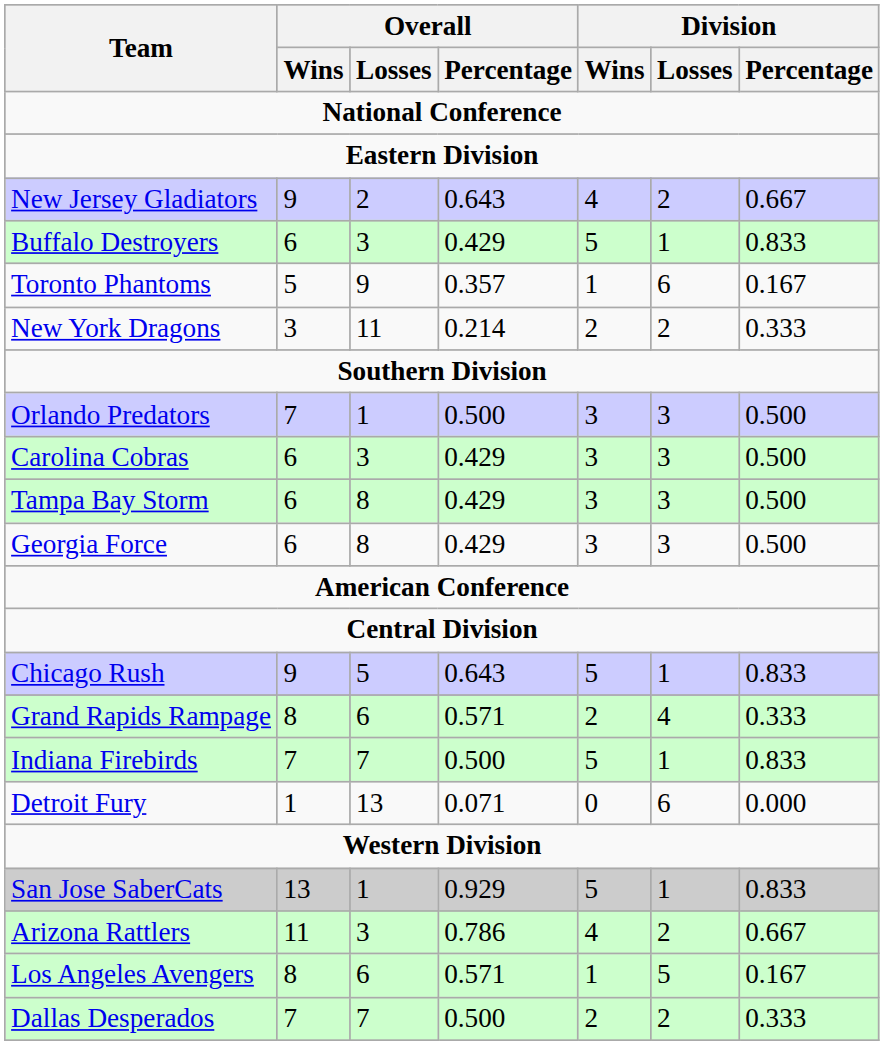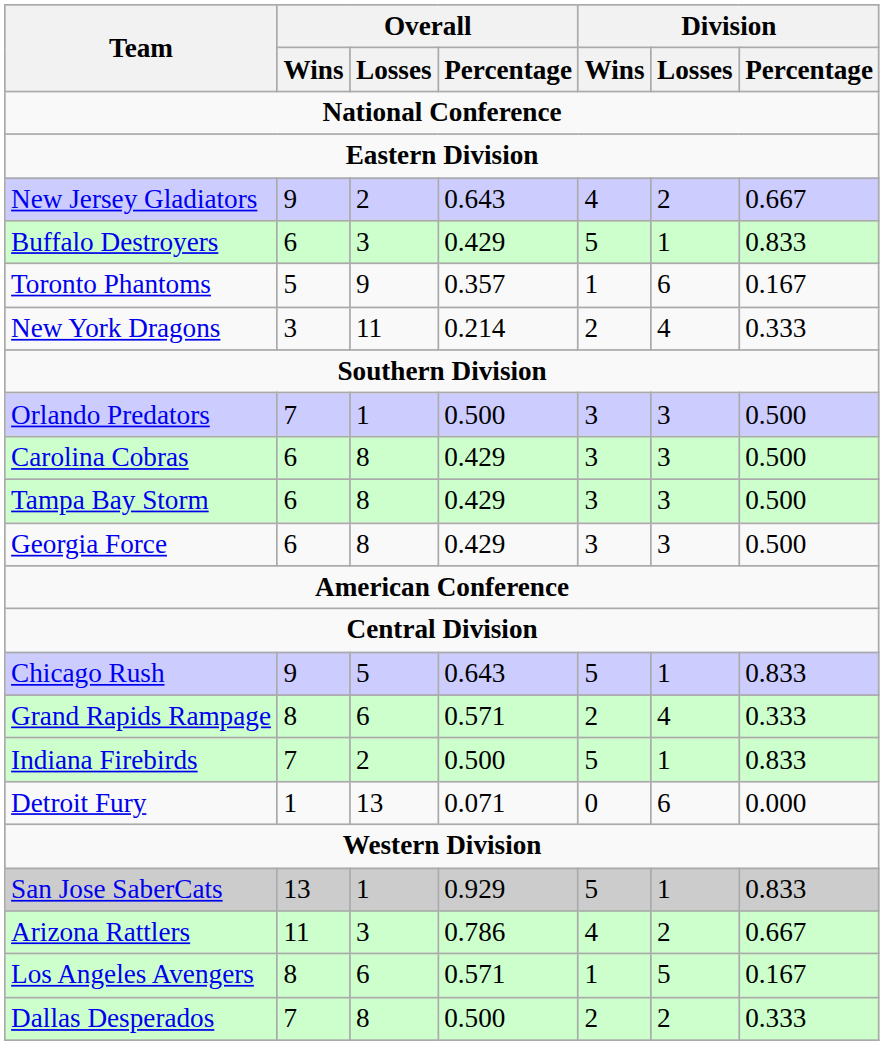(664, 328) 2 -> (664, 328) 4
(363, 457) 3 -> (363, 457) 8
(363, 759) 7 -> (363, 759) 2
(363, 1018) 7 -> (363, 1018) 8
